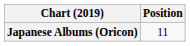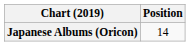(163, 31) 11 -> (163, 31) 14
